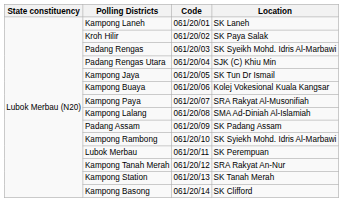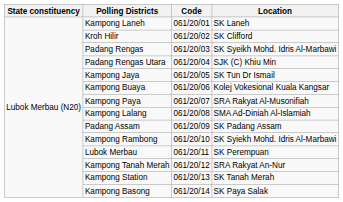(241, 36) SK Paya Salak -> (233, 36) SK Clifford
(233, 190) SK Clifford -> (241, 190) SK Paya Salak
